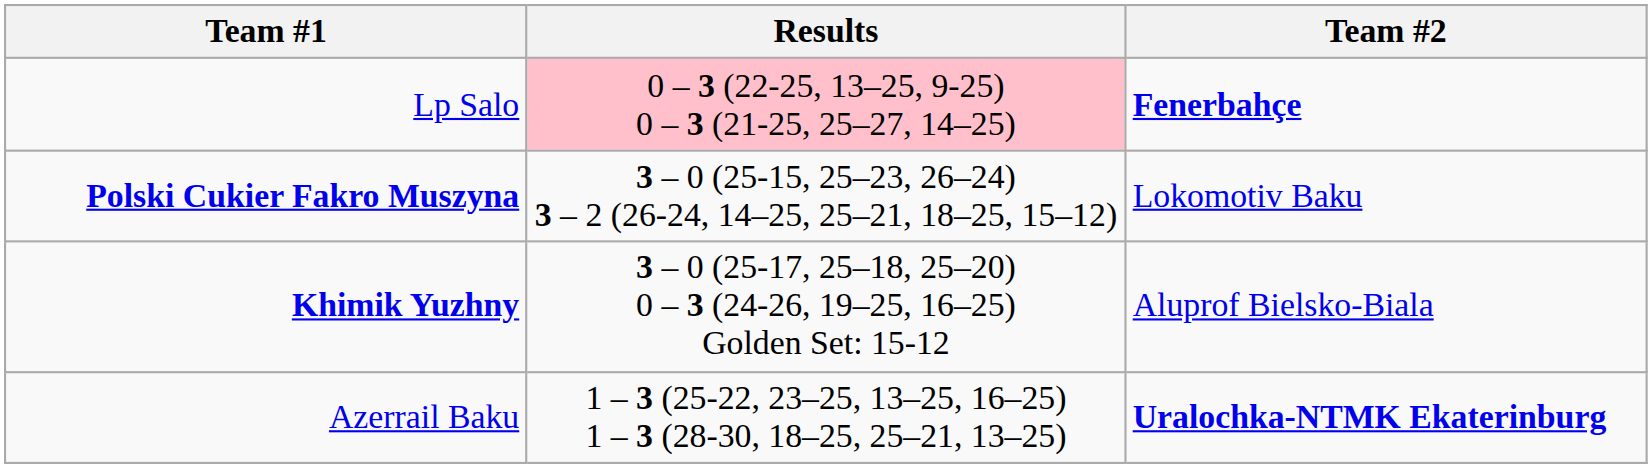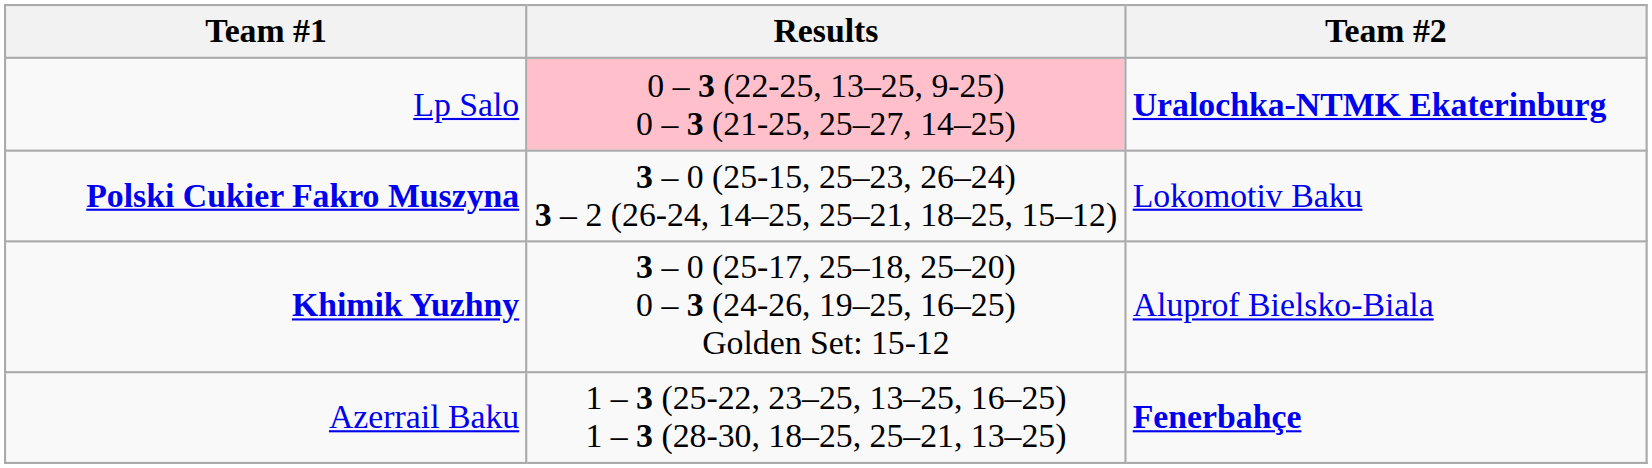(1217, 103) Fenerbahçe -> (1369, 103) Uralochka-NTMK Ekaterinburg
(1369, 416) Uralochka-NTMK Ekaterinburg -> (1217, 416) Fenerbahçe
